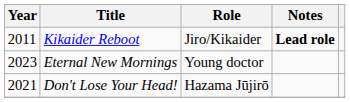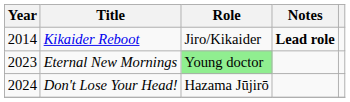(22, 39) 2011 -> (22, 39) 2014
(224, 62) no background -> (224, 62) lightgreen background
(22, 85) 2021 -> (22, 85) 2024
